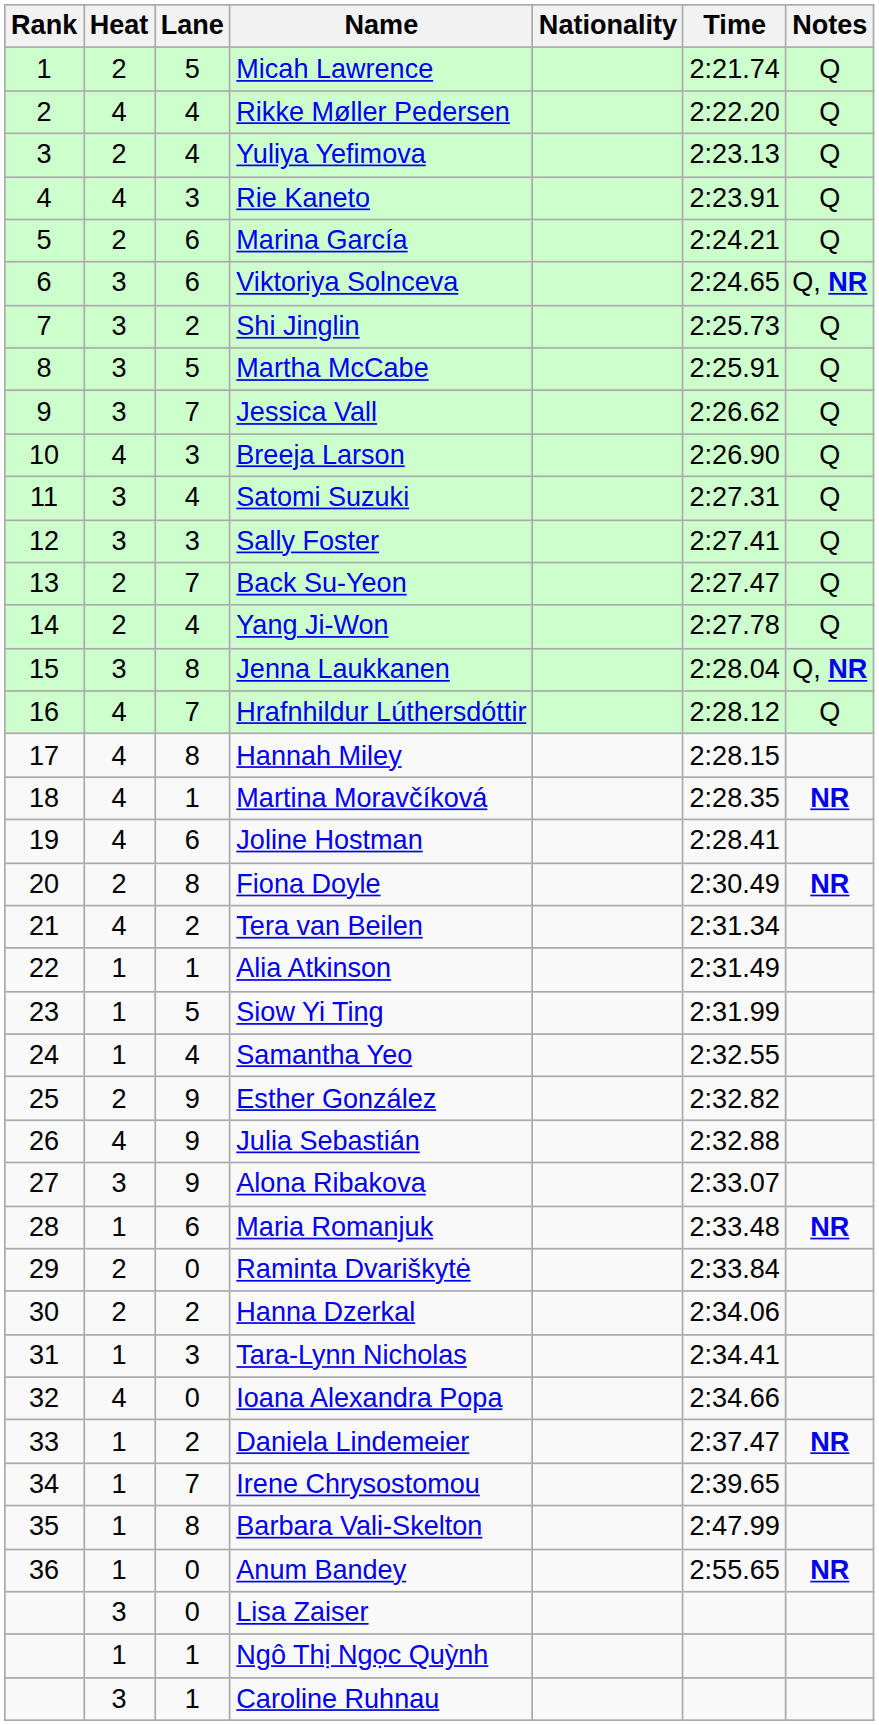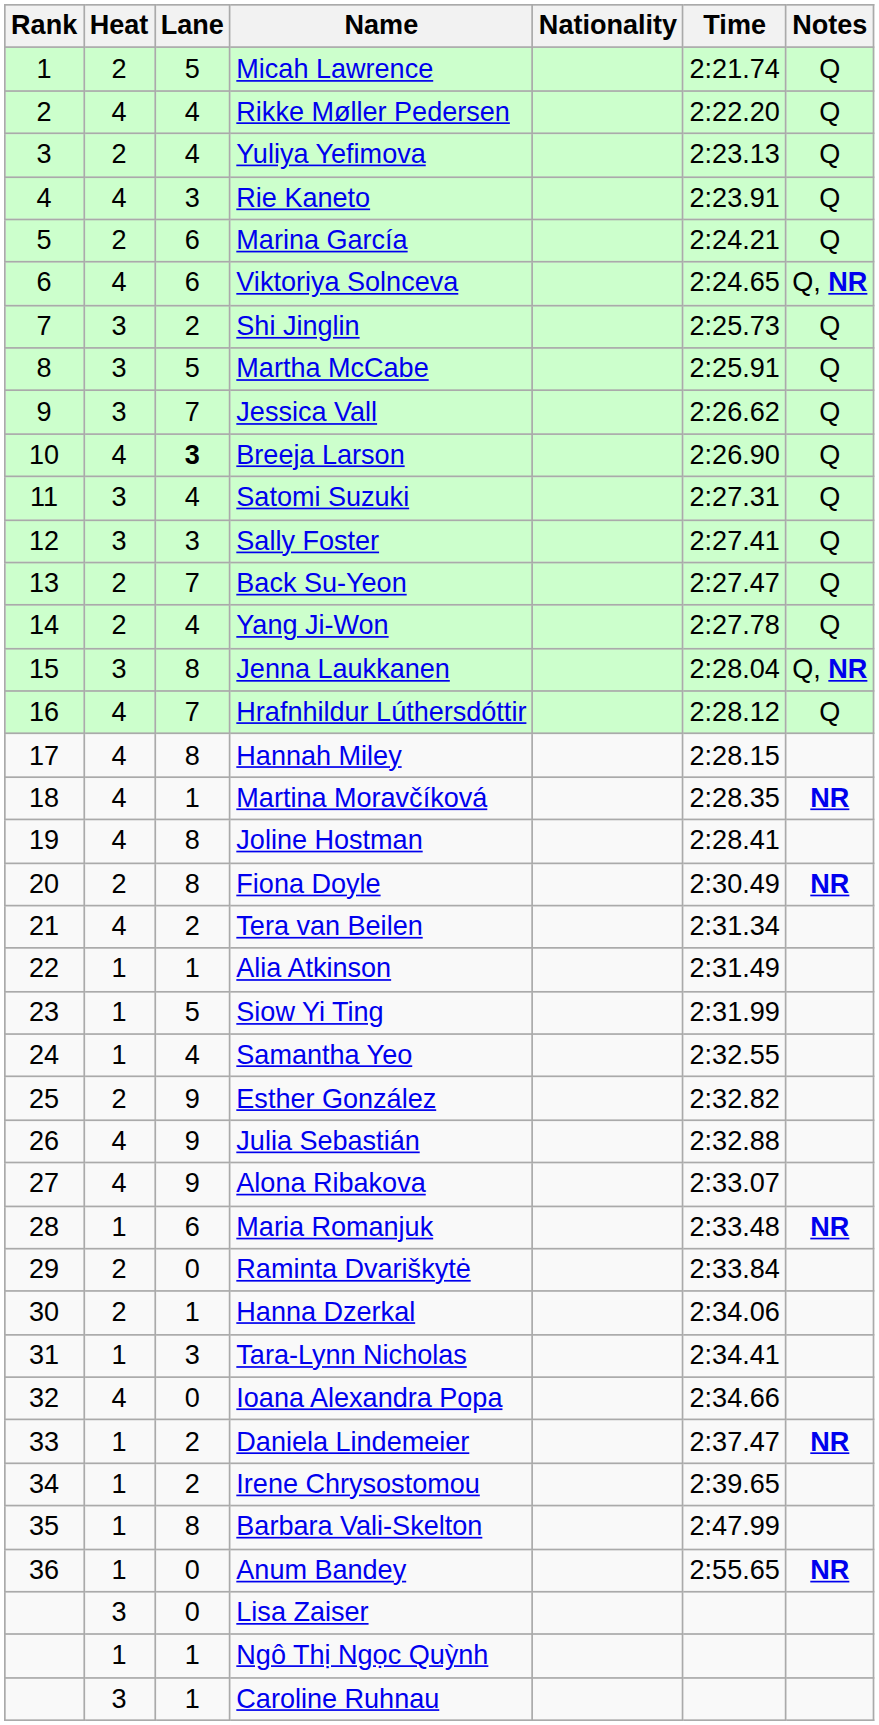(119, 283) 3 -> (119, 283) 4
(192, 454) normal -> (192, 454) bold
(192, 840) 6 -> (192, 840) 8
(119, 1183) 3 -> (119, 1183) 4
(192, 1312) 2 -> (192, 1312) 1
(192, 1483) 7 -> (192, 1483) 2
